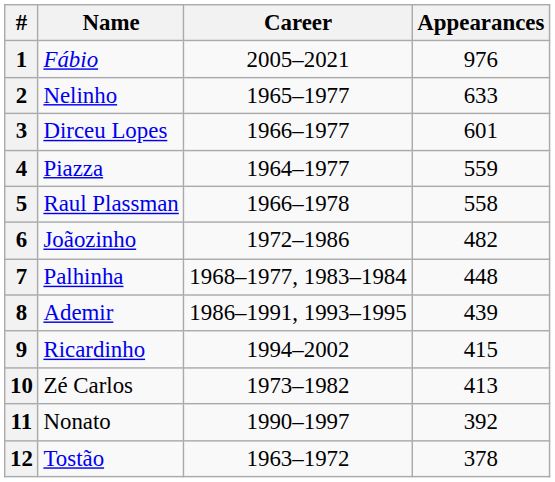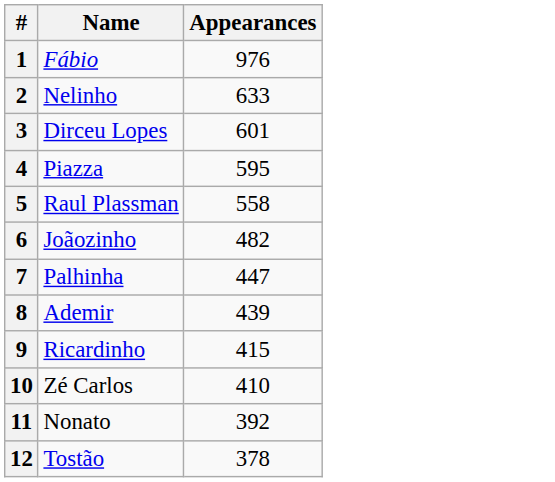- column: (298, 22)
(481, 167) 559 -> (253, 167) 595
(481, 276) 448 -> (253, 276) 447
(481, 385) 413 -> (253, 385) 410
